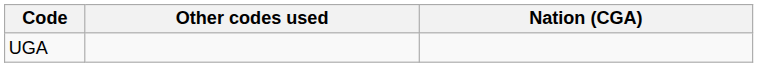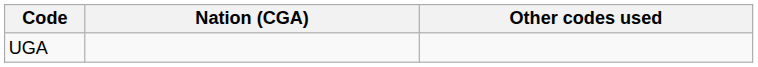columns swapped: (586, 18) <-> (252, 18)
